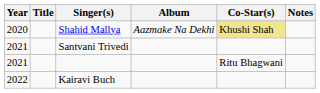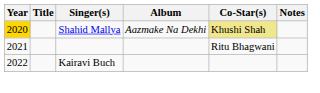(17, 29) no background -> (17, 29) gold background
- row: (94, 46)
